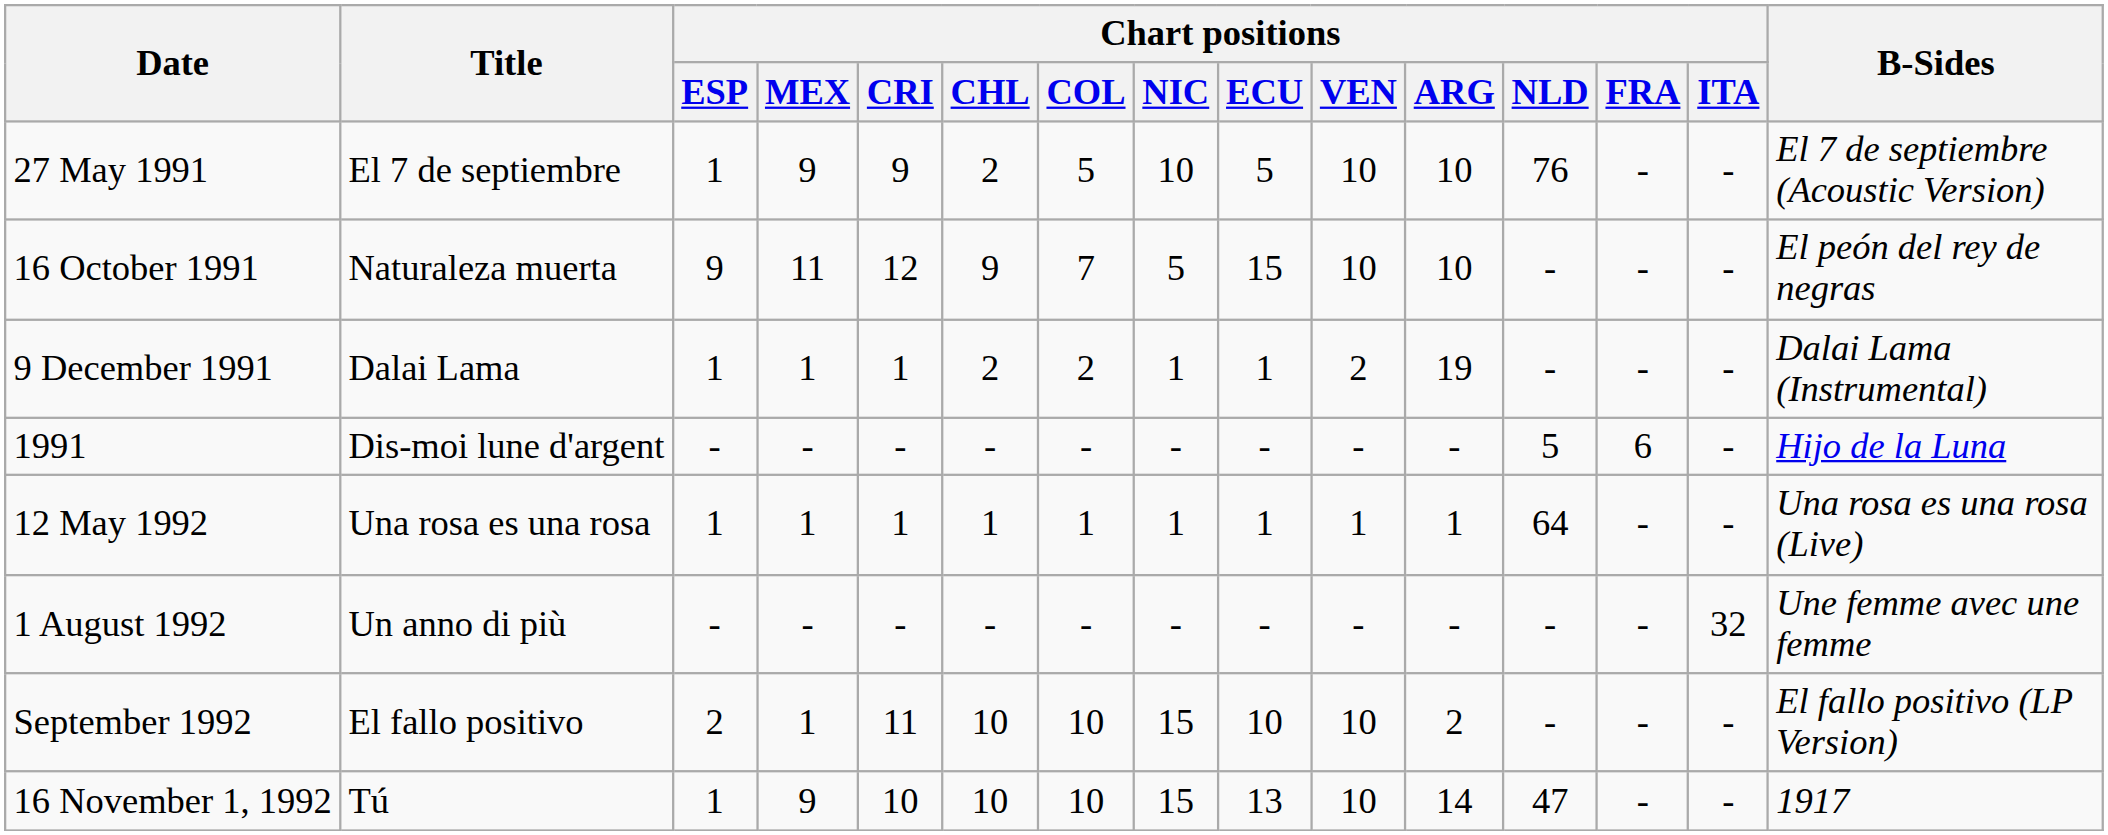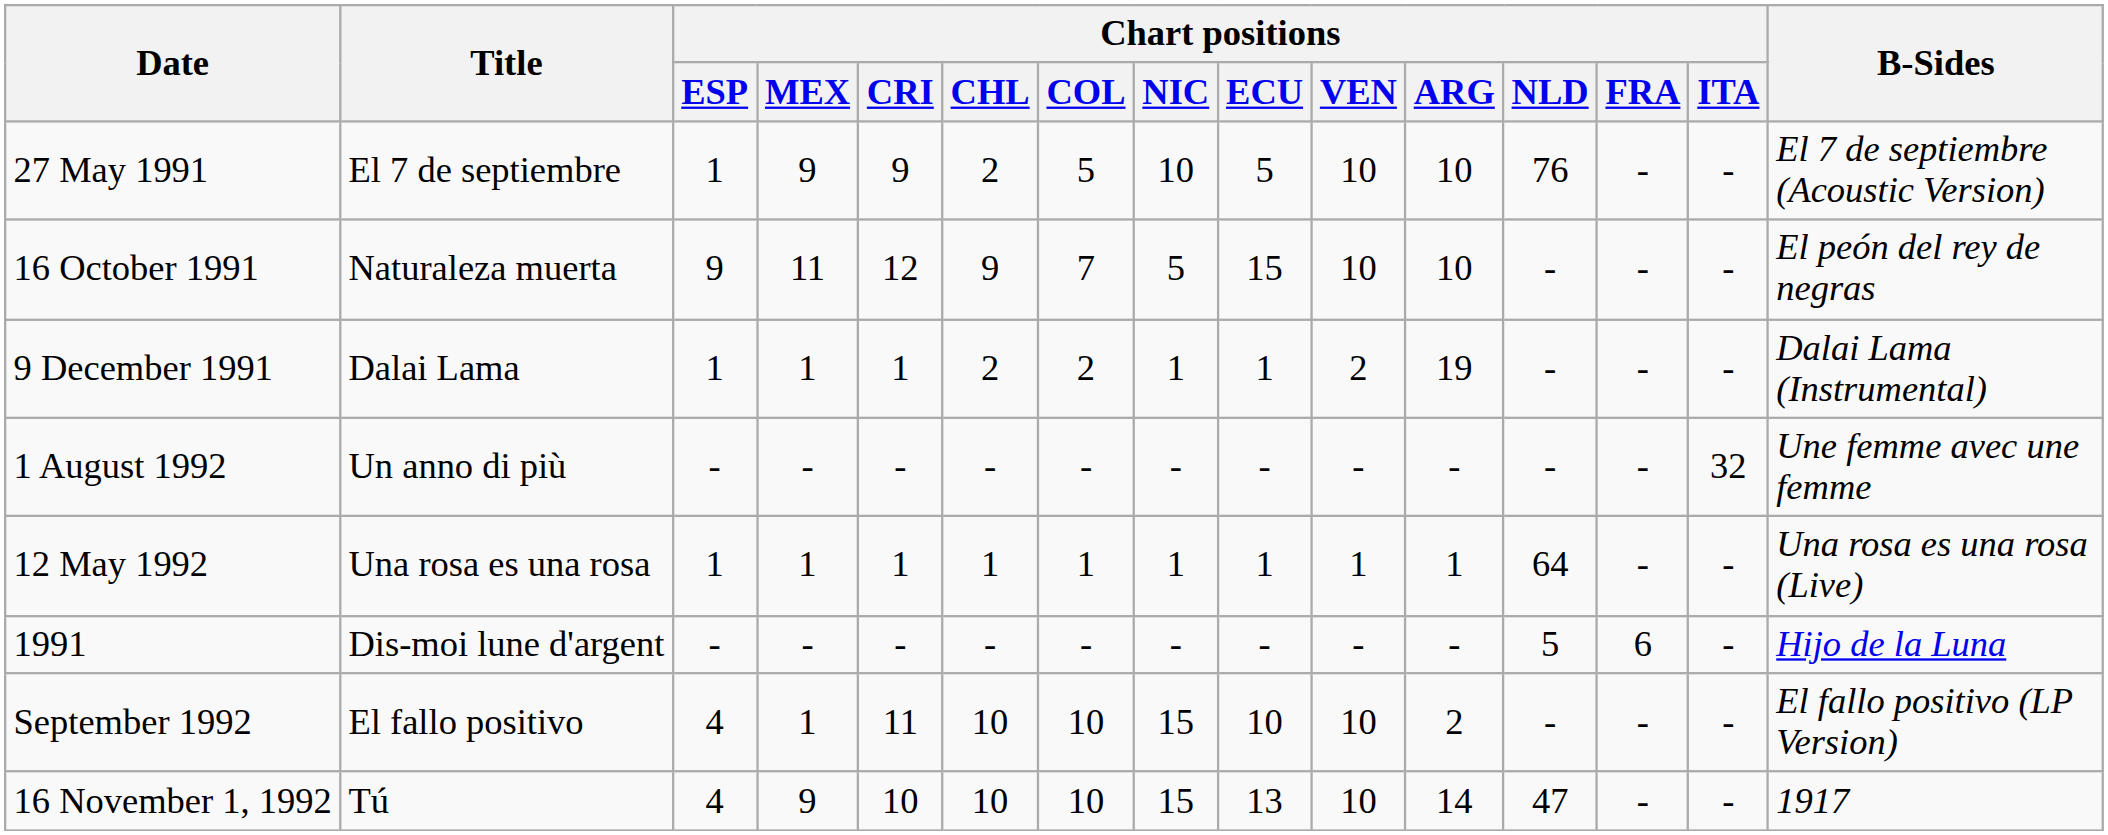rows swapped: (50, 445) <-> (120, 623)
(715, 721) 2 -> (715, 721) 4
(715, 800) 1 -> (715, 800) 4
